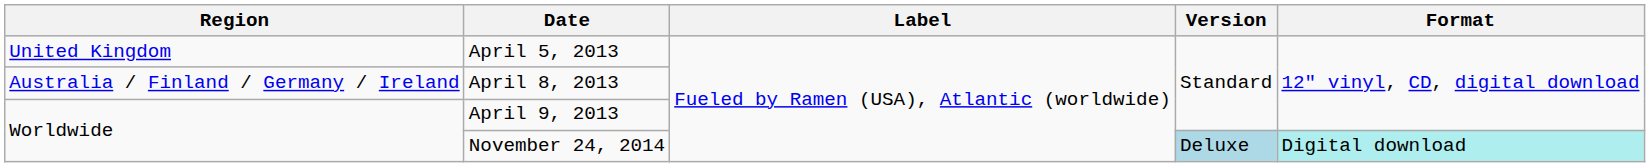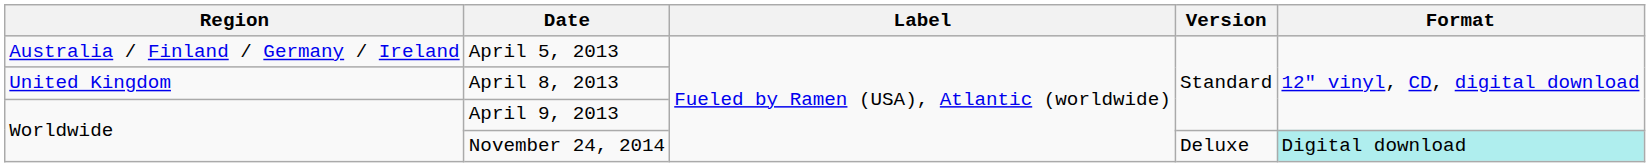(90, 52) United Kingdom -> (234, 52) Australia / Finland / Germany / Ireland
(234, 83) Australia / Finland / Germany / Ireland -> (90, 83) United Kingdom
(1215, 146) lightblue background -> (1215, 146) no background
